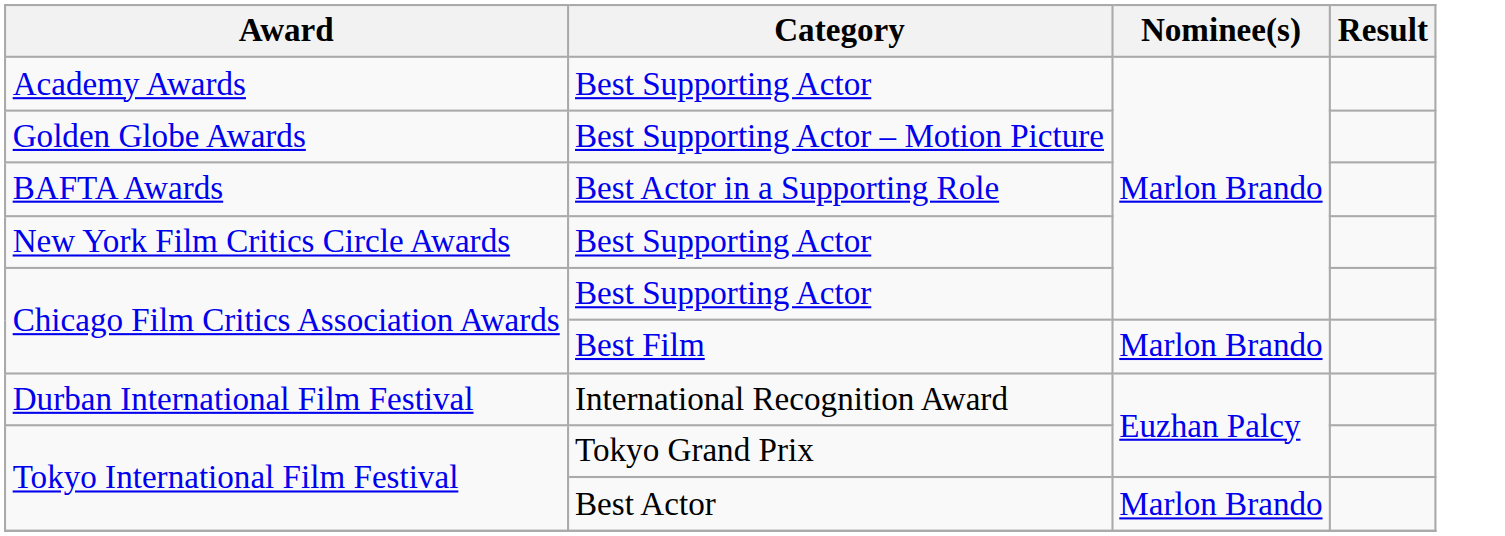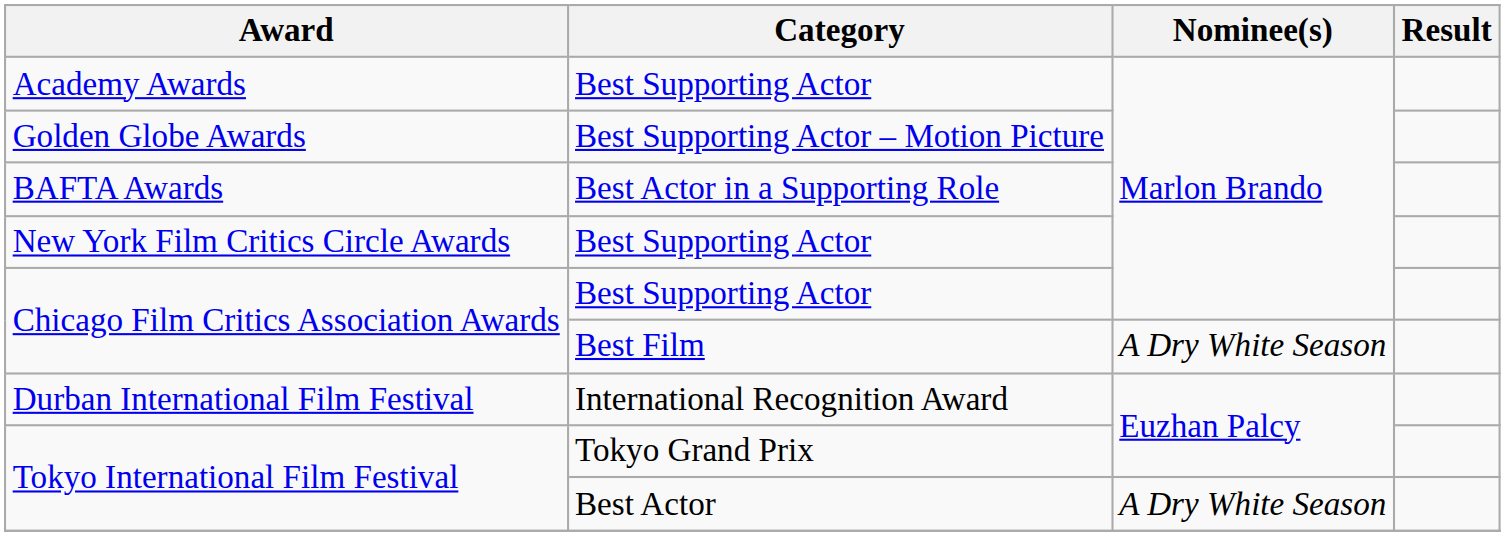(1221, 345) Marlon Brando -> (1253, 345) A Dry White Season
(1221, 503) Marlon Brando -> (1253, 503) A Dry White Season
